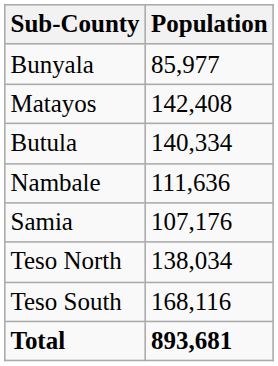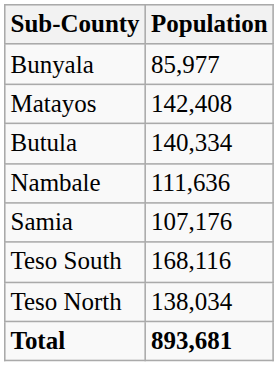rows swapped: (66, 261) <-> (66, 301)
